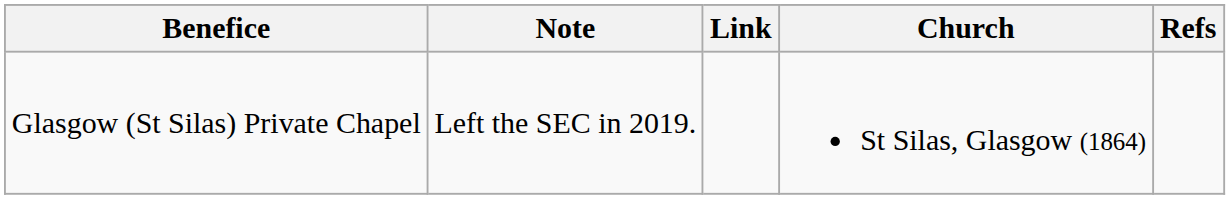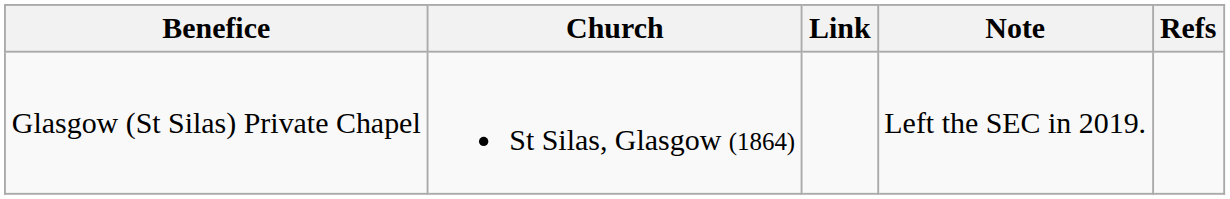columns swapped: (966, 28) <-> (565, 28)
